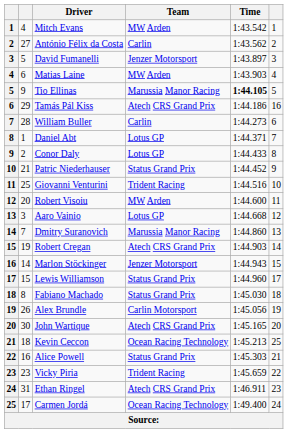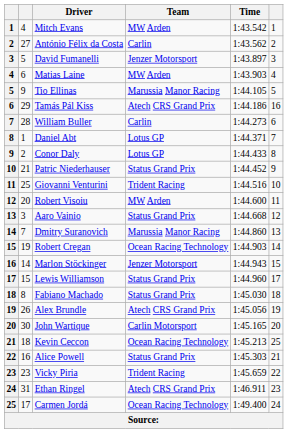(250, 90) bold -> (250, 90) normal
(146, 216) Lotus GP -> (162, 216) Status Grand Prix
(171, 247) Atech CRS Grand Prix -> (178, 247) Ocean Racing Technology
(162, 310) Carlin Motorsport -> (171, 310) Atech CRS Grand Prix
(171, 326) Atech CRS Grand Prix -> (162, 326) Carlin Motorsport
